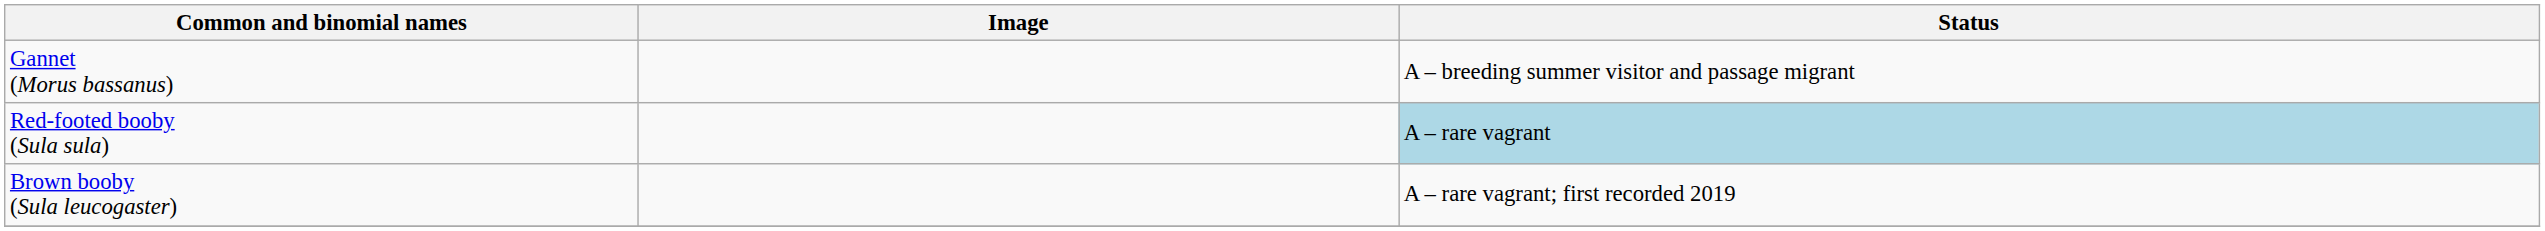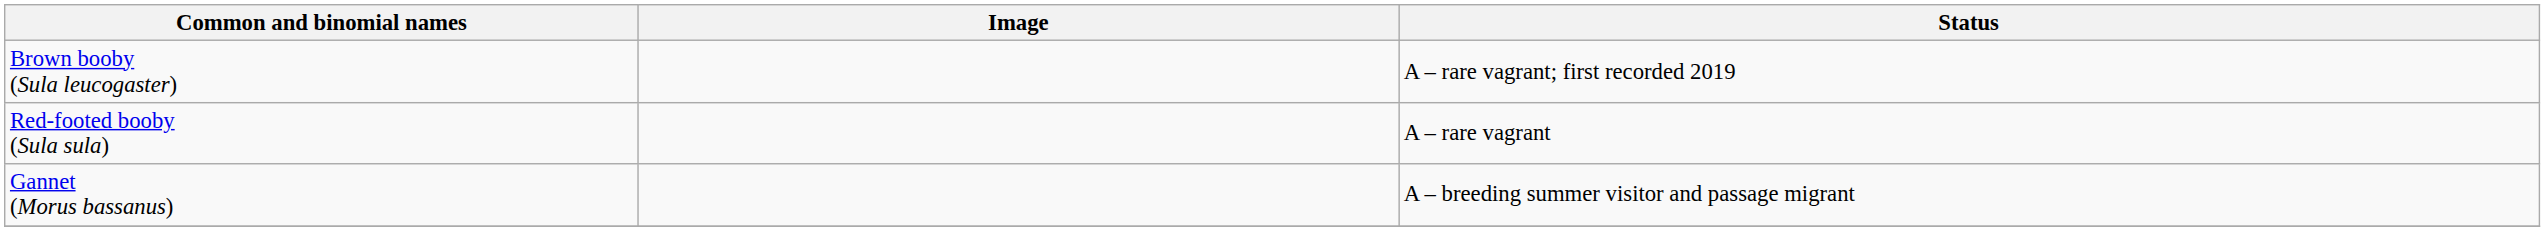rows swapped: (92, 71) <-> (94, 194)
(1477, 132) lightblue background -> (1477, 132) no background
